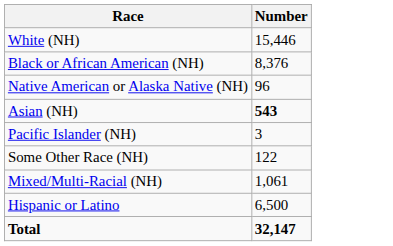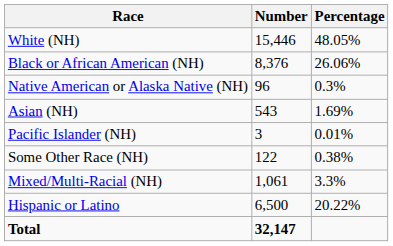+ column: (350, 16)
(266, 110) bold -> (266, 110) normal
